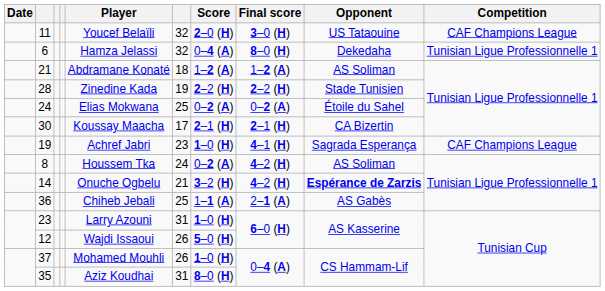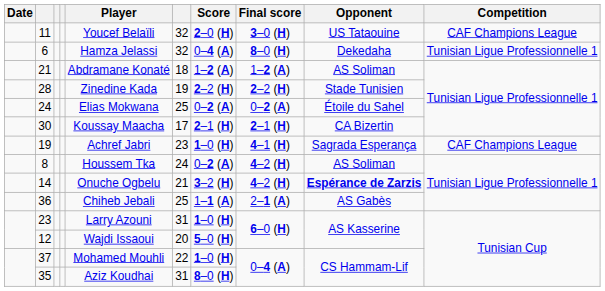(182, 239) 26 -> (182, 239) 20
(182, 257) 26 -> (182, 257) 22
